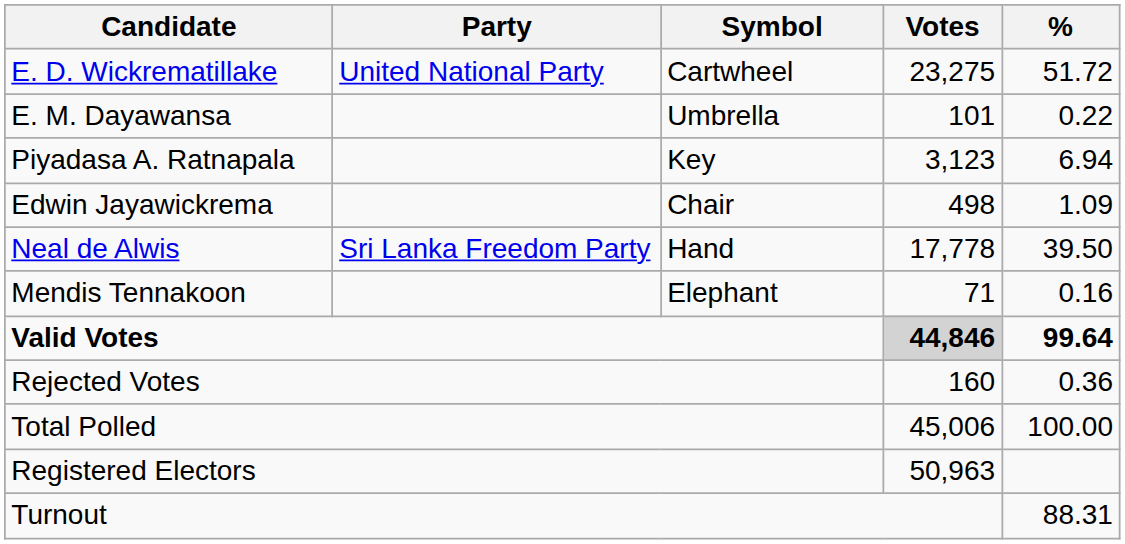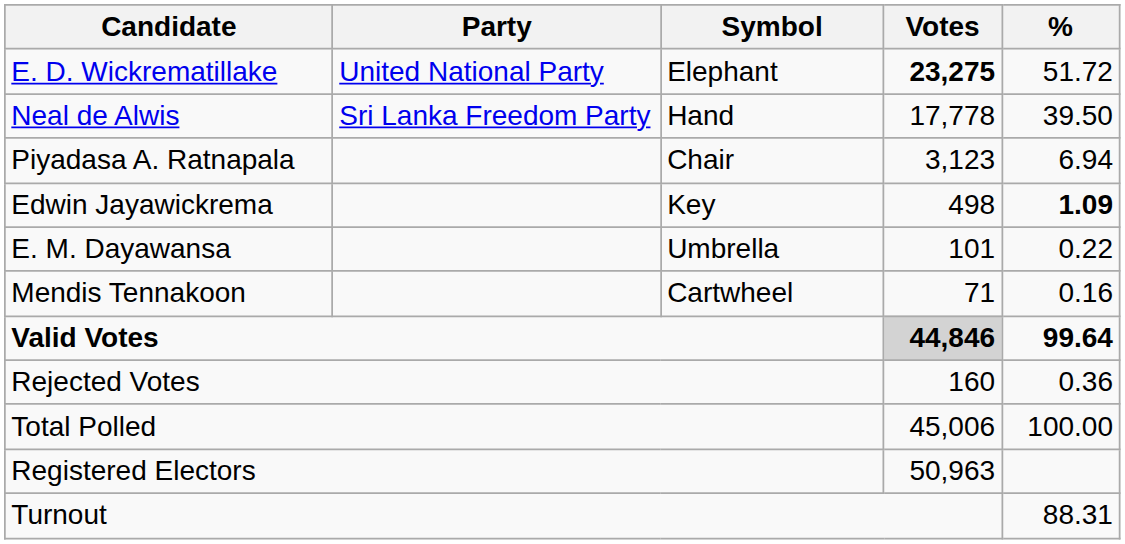(730, 71) Cartwheel -> (722, 71) Elephant
(952, 71) normal -> (952, 71) bold
rows swapped: (95, 248) <-> (121, 115)
(691, 159) Key -> (701, 159) Chair
(701, 204) Chair -> (691, 204) Key
(1086, 204) normal -> (1086, 204) bold
(722, 293) Elephant -> (730, 293) Cartwheel
